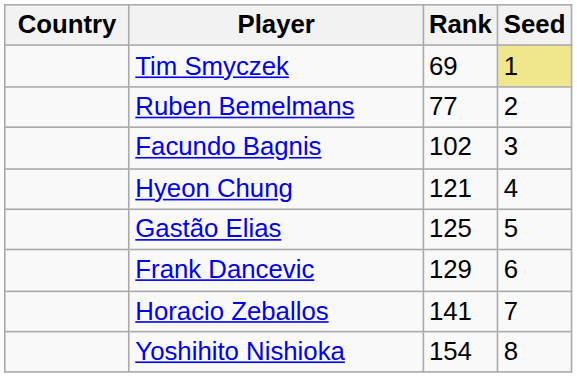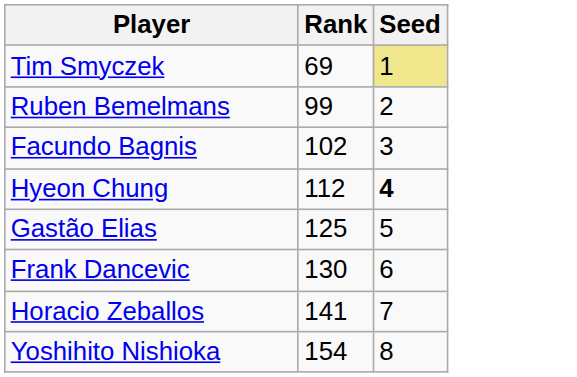- column: (67, 24)
(443, 106) 77 -> (319, 106) 99
(450, 188) 121 -> (325, 188) 112
(511, 188) normal -> (386, 188) bold
(450, 270) 129 -> (326, 270) 130
